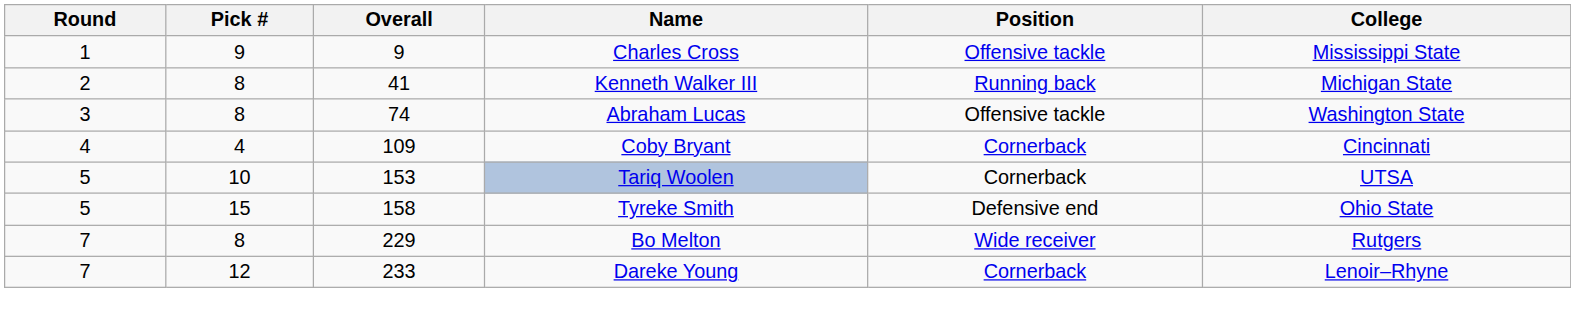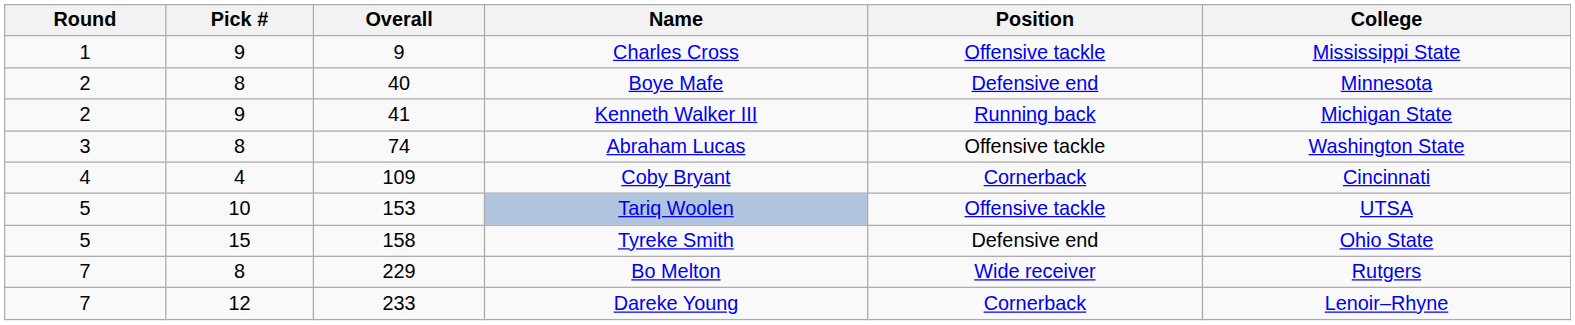+ row: (676, 83)
(240, 83) 8 -> (240, 114) 9
(1035, 177) Cornerback -> (1035, 209) Offensive tackle
